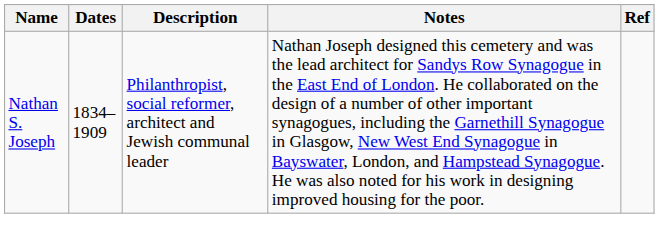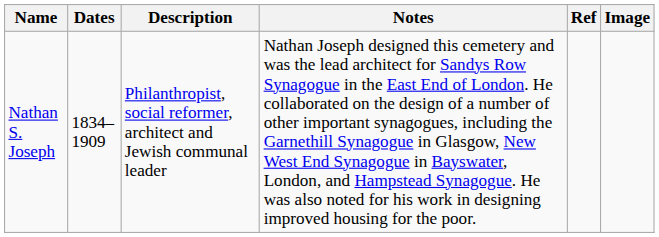+ column: (627, 18)
